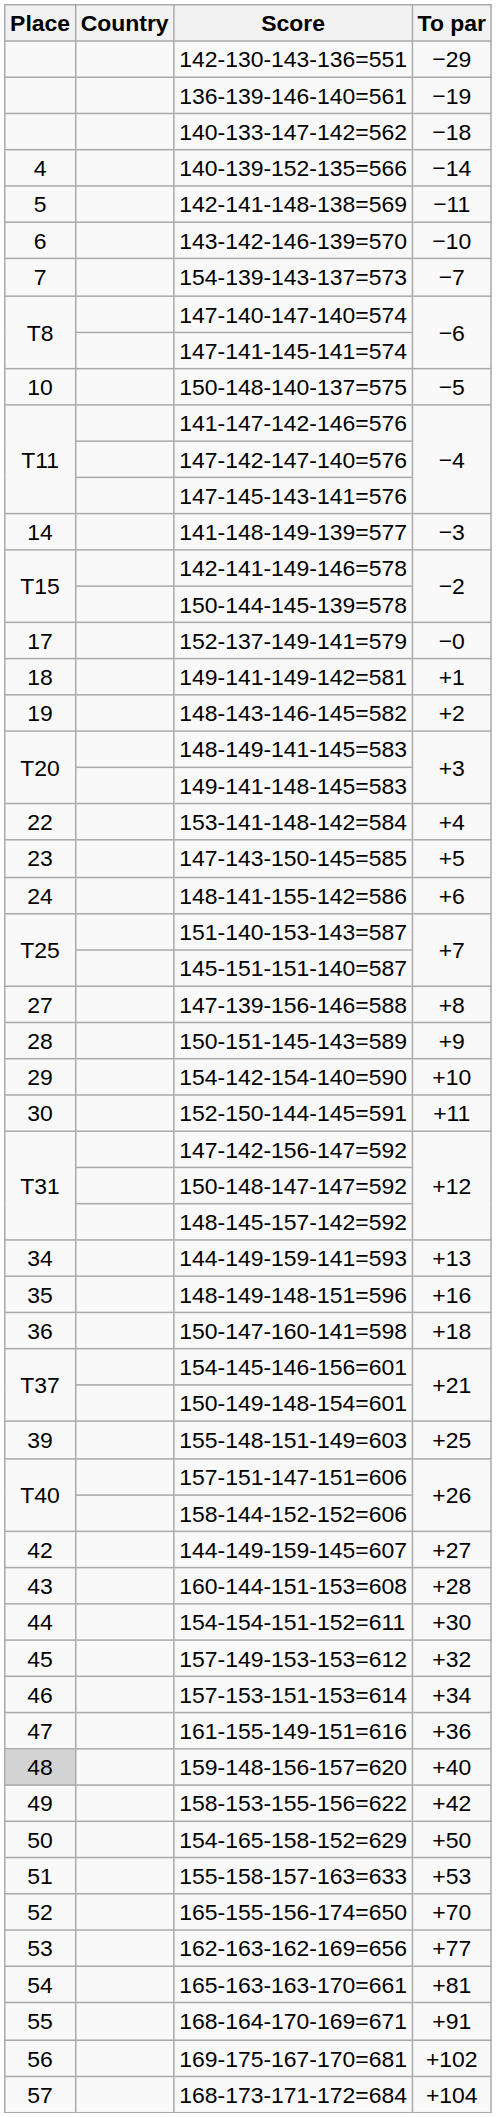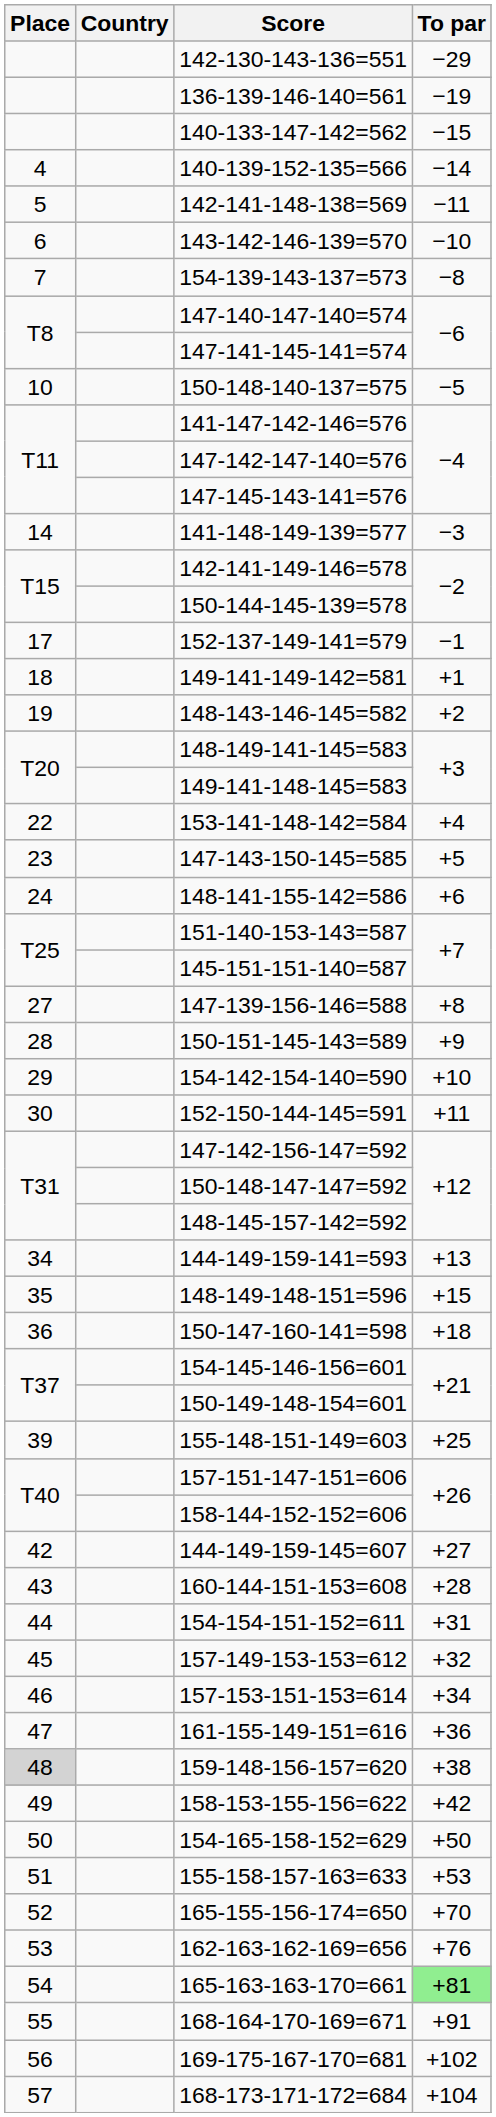(452, 132) −18 -> (452, 132) −15
(452, 277) −7 -> (452, 277) −8
(452, 641) −0 -> (452, 641) −1
(452, 1295) +16 -> (452, 1295) +15
(452, 1622) +30 -> (452, 1622) +31
(452, 1767) +40 -> (452, 1767) +38
(452, 1949) +77 -> (452, 1949) +76
(452, 1985) no background -> (452, 1985) lightgreen background
